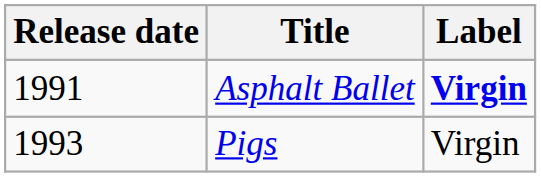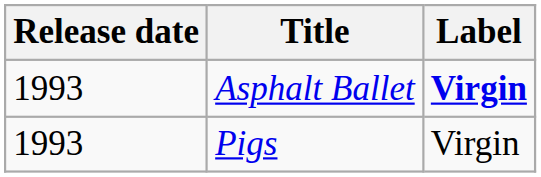(48, 87) 1991 -> (48, 87) 1993
